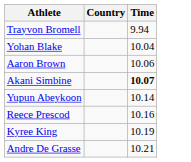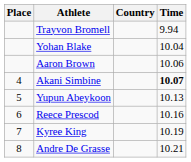+ column: (19, 13)
(142, 98) 10.14 -> (172, 98) 10.13
